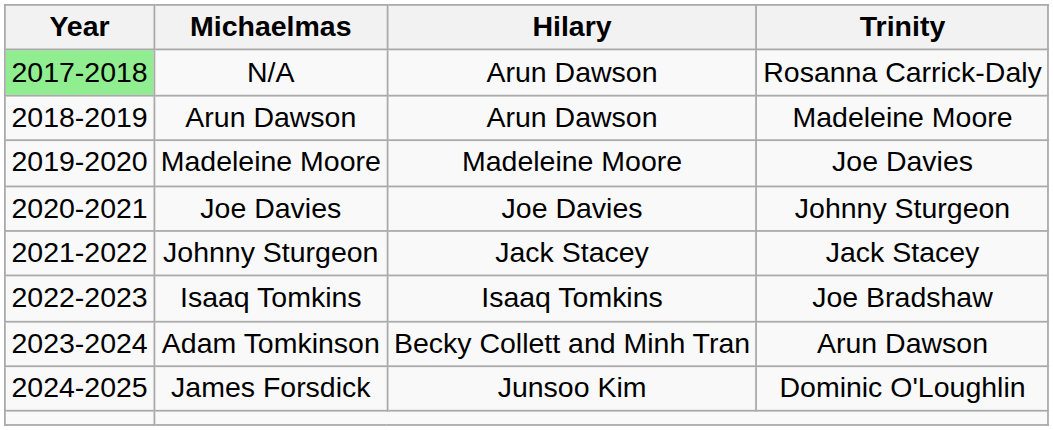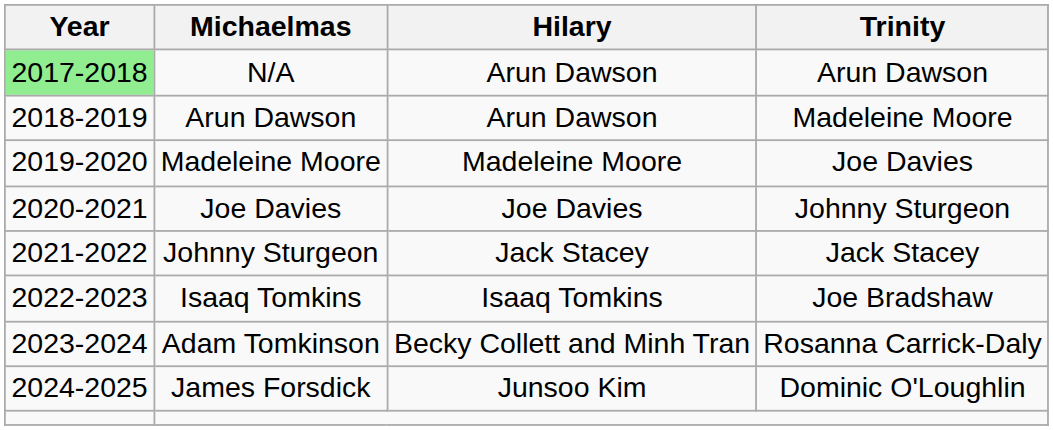(903, 72) Rosanna Carrick-Daly -> (903, 72) Arun Dawson
(903, 343) Arun Dawson -> (903, 343) Rosanna Carrick-Daly
